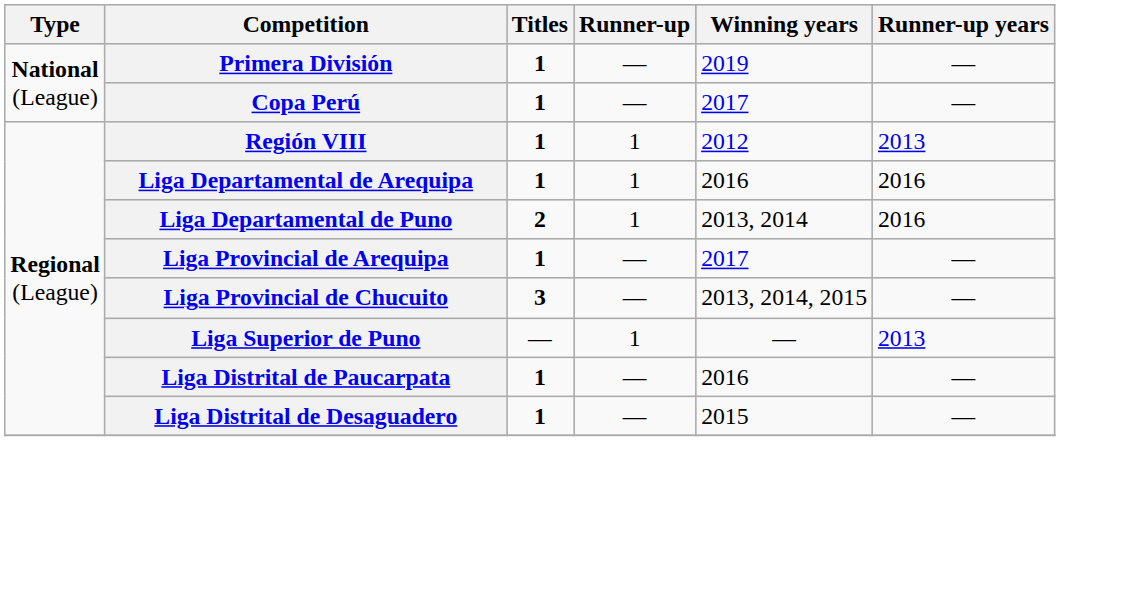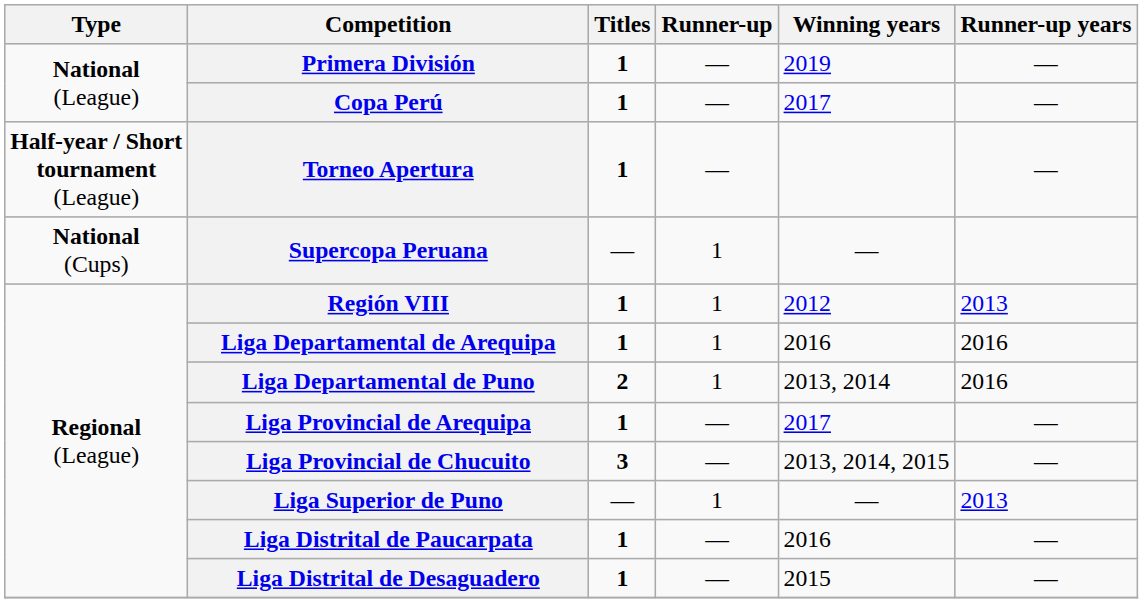+ row: (388, 169)
+ row: (388, 250)
